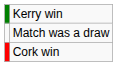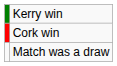rows swapped: (36, 52) <-> (61, 33)
